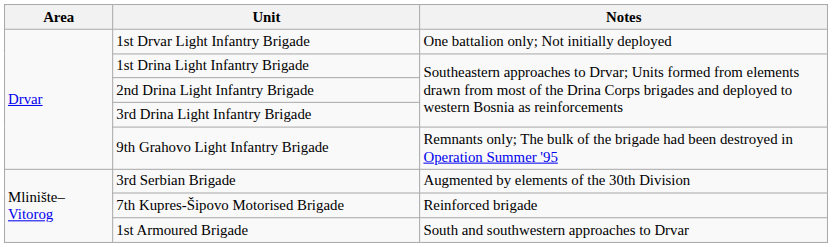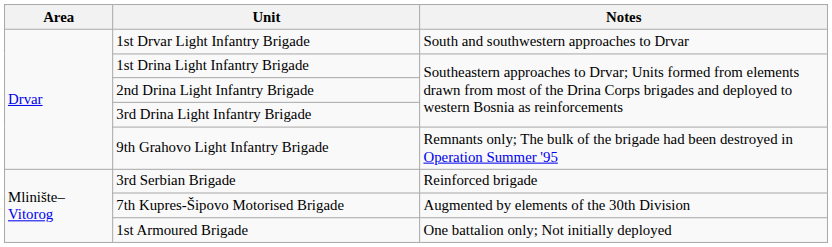(548, 41) One battalion only; Not initially deployed -> (556, 41) South and southwestern approaches to Drvar
(557, 181) Augmented by elements of the 30th Division -> (480, 181) Reinforced brigade
(480, 205) Reinforced brigade -> (557, 205) Augmented by elements of the 30th Division
(556, 230) South and southwestern approaches to Drvar -> (548, 230) One battalion only; Not initially deployed
